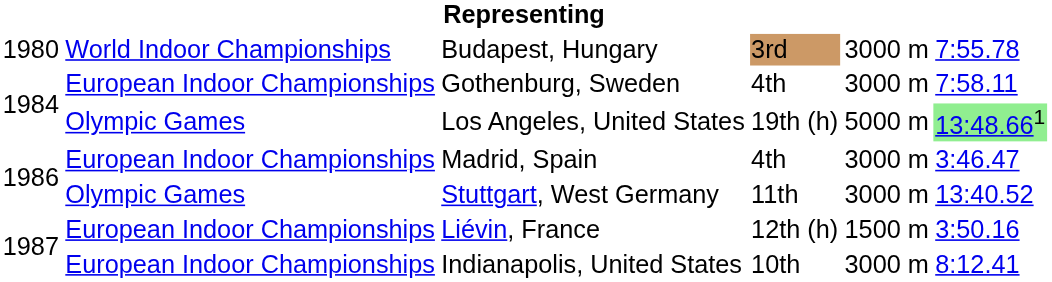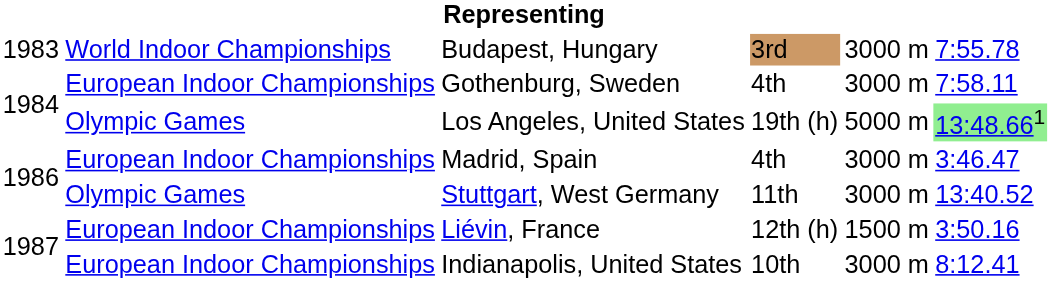(31, 49) 1980 -> (31, 49) 1983
